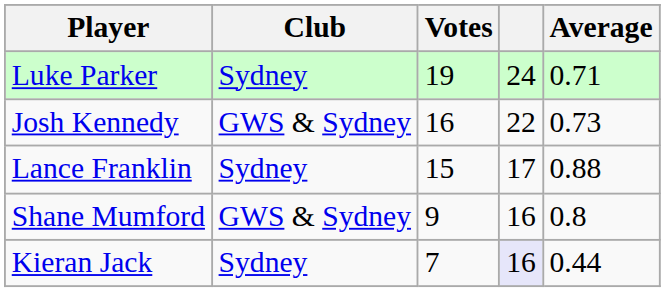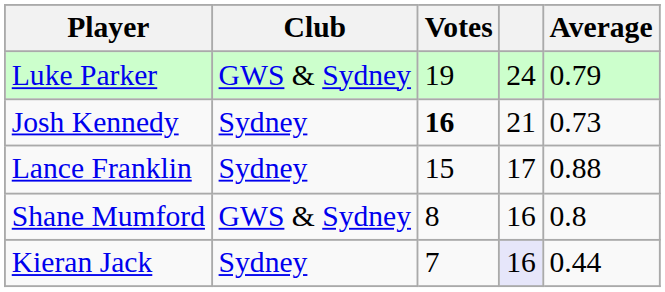(263, 74) Sydney -> (315, 74) GWS & Sydney
(575, 74) 0.71 -> (575, 74) 0.79
(315, 121) GWS & Sydney -> (263, 121) Sydney
(439, 121) normal -> (439, 121) bold
(521, 121) 22 -> (521, 121) 21
(432, 215) 9 -> (432, 215) 8
